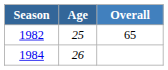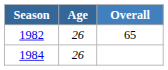(78, 35) 25 -> (78, 35) 26
